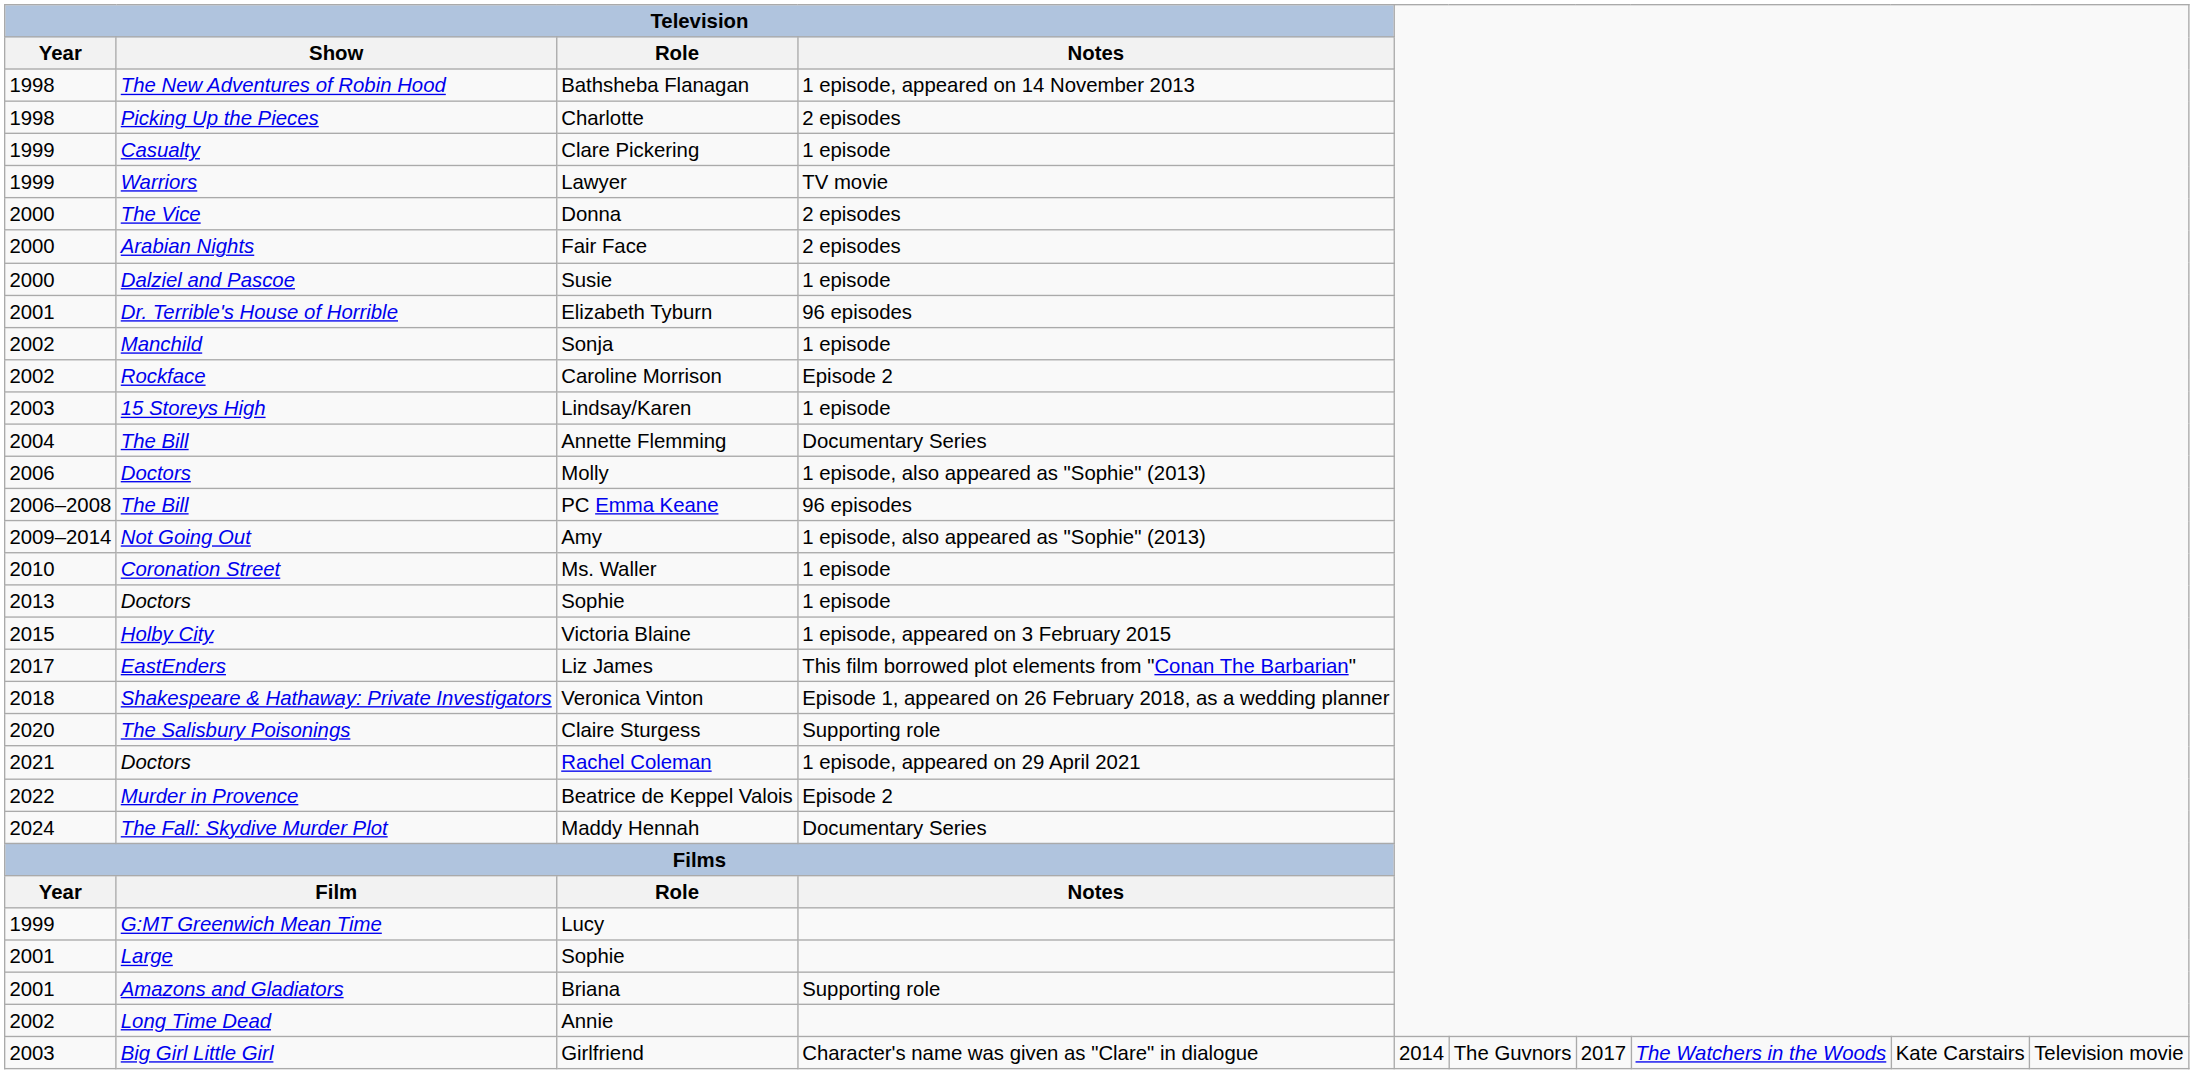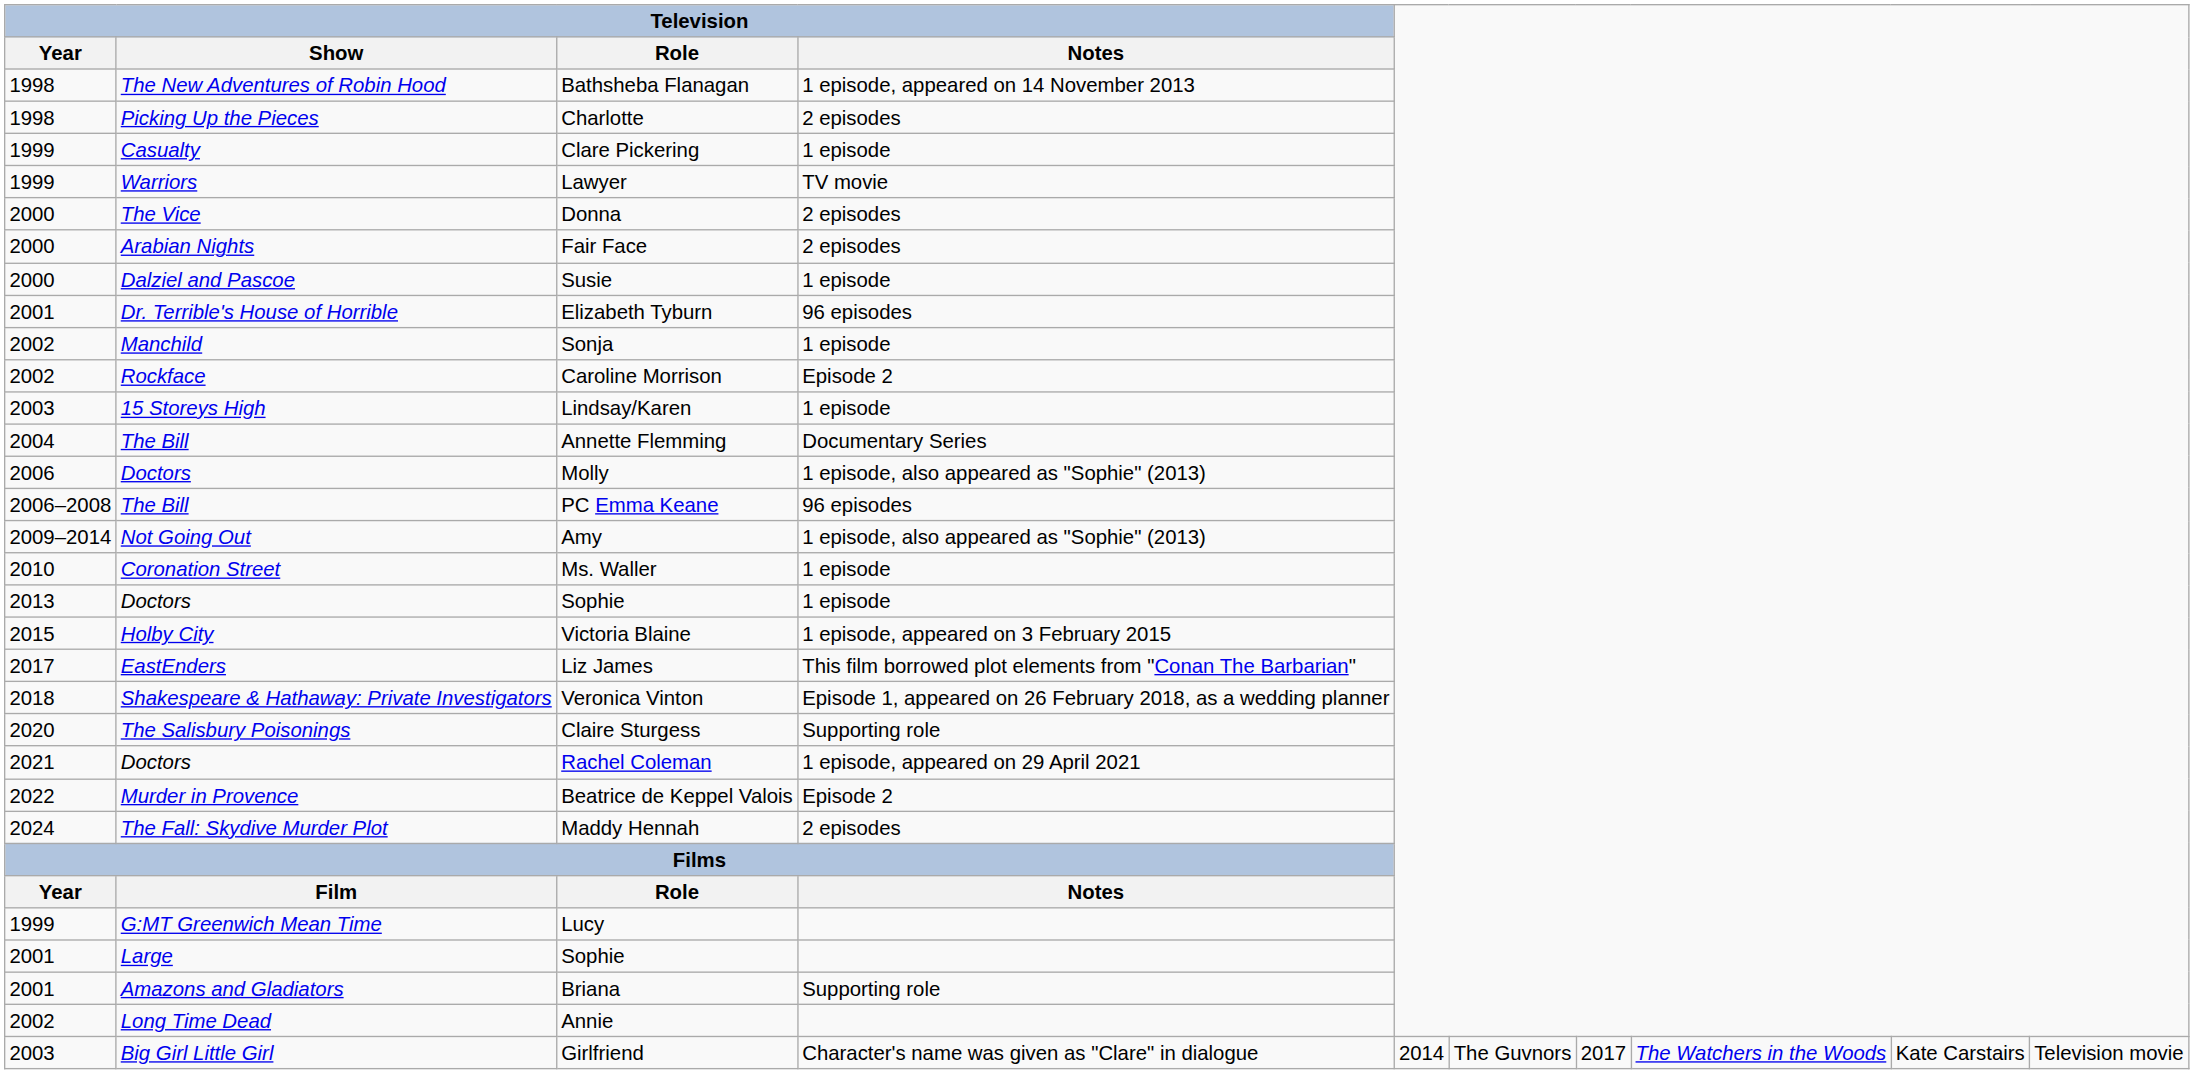(894, 827) Documentary Series -> (851, 827) 2 episodes
